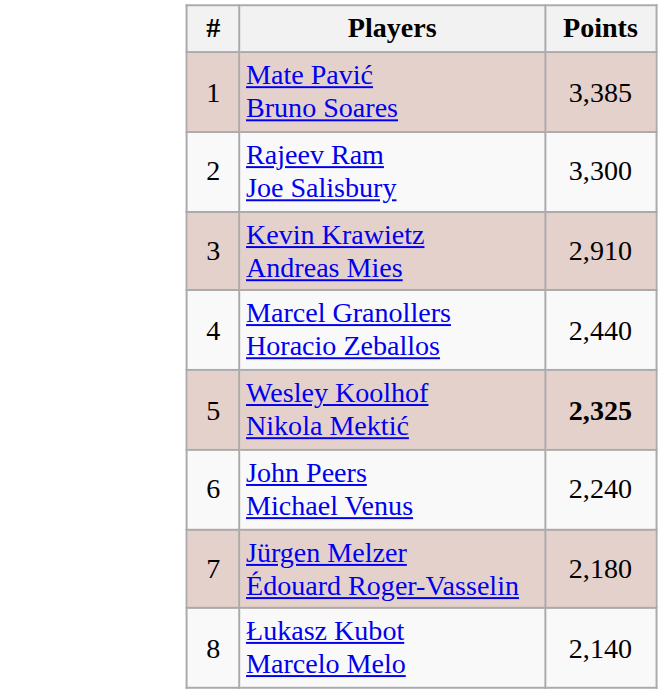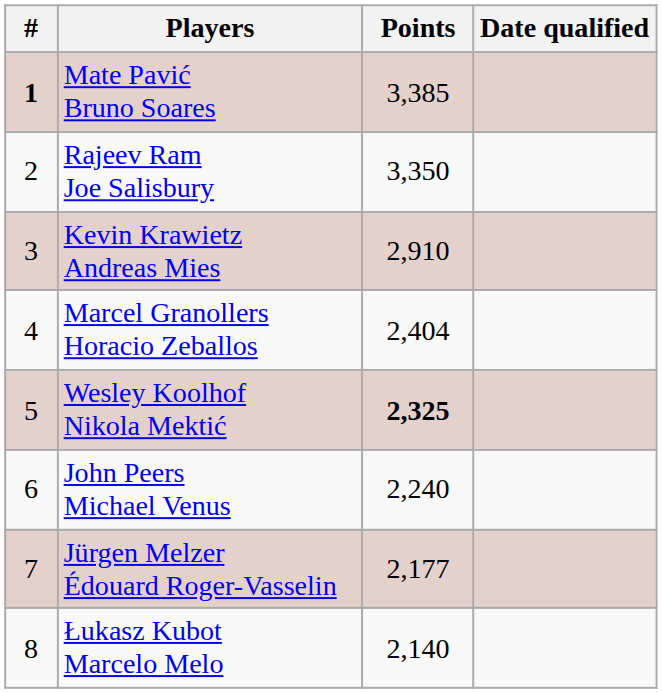+ column: (565, 28)
(213, 91) normal -> (31, 91) bold
(600, 171) 3,300 -> (418, 171) 3,350
(600, 329) 2,440 -> (418, 329) 2,404
(600, 568) 2,180 -> (418, 568) 2,177
